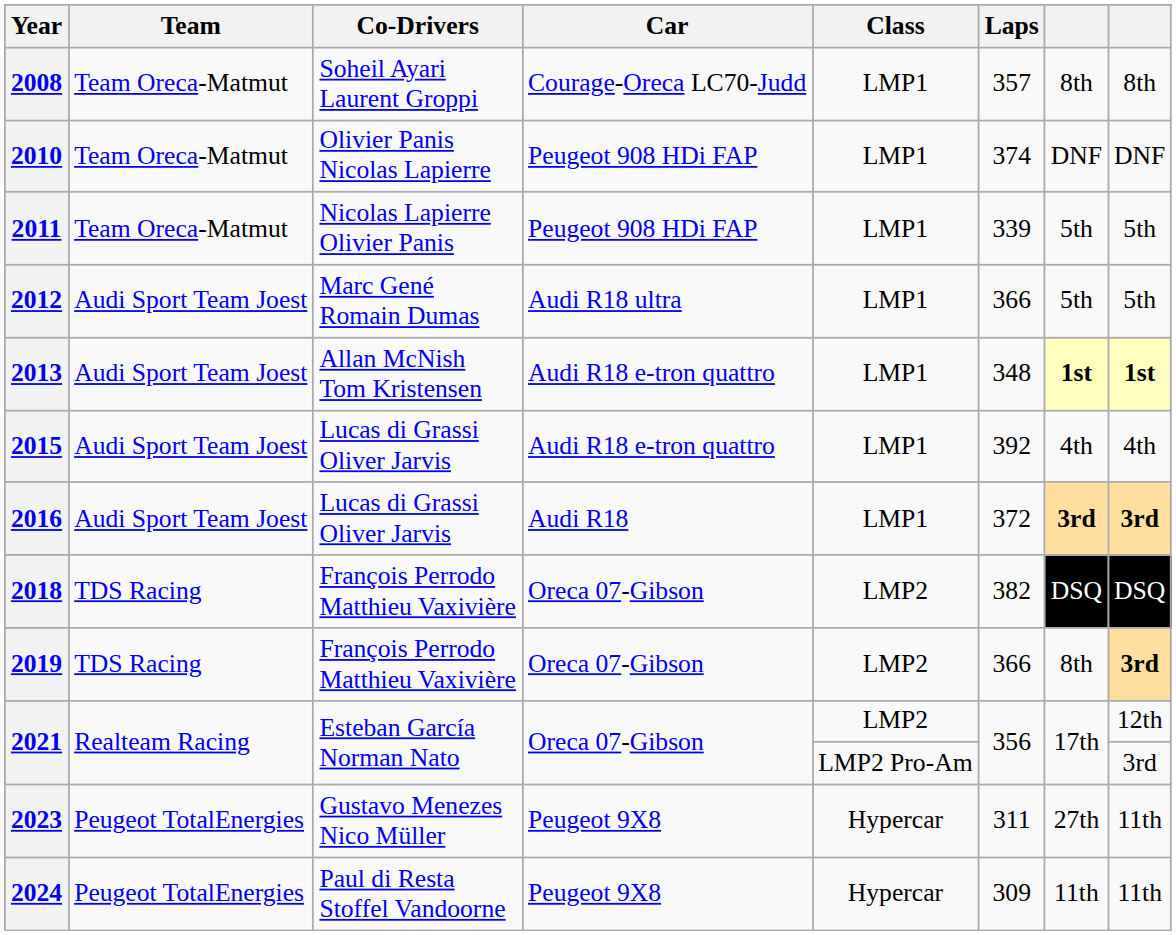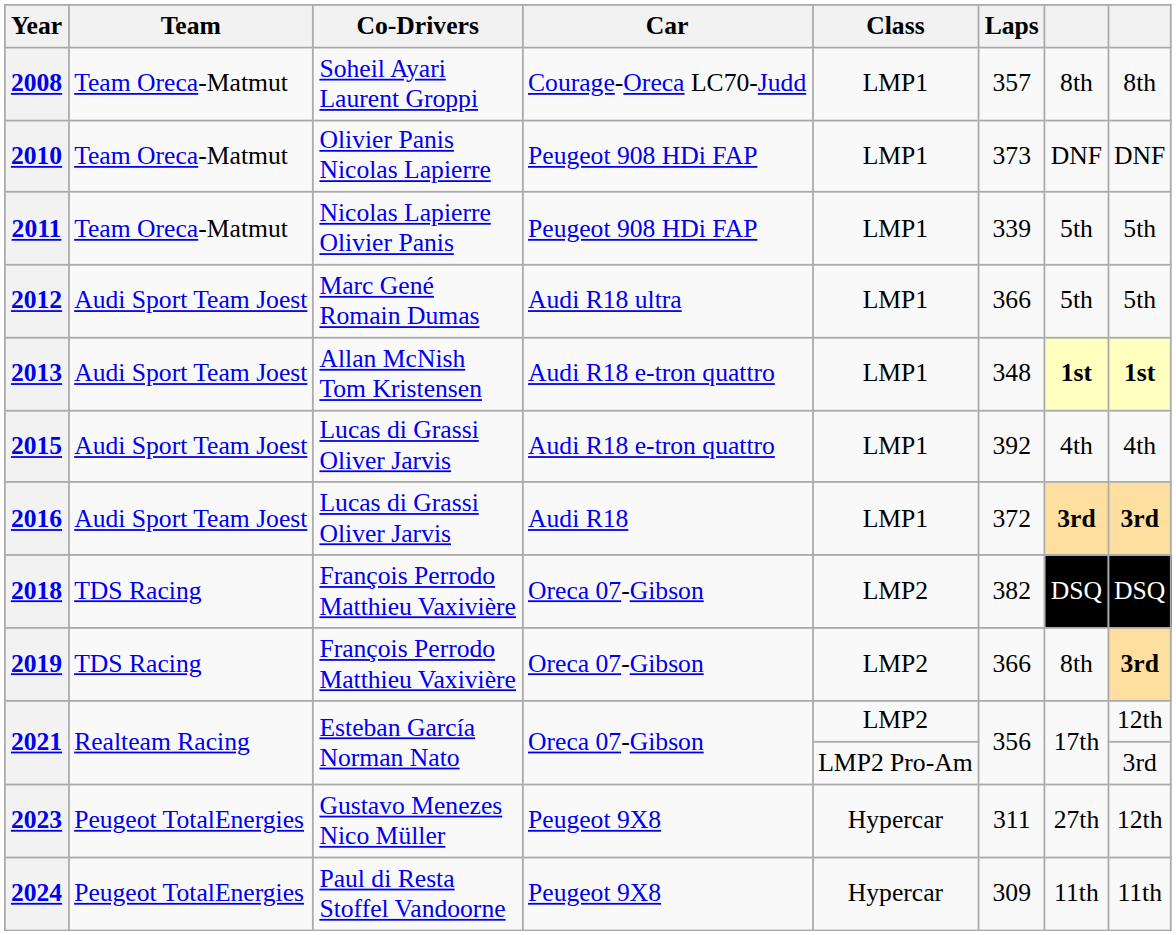(1012, 155) 374 -> (1012, 155) 373
(1140, 820) 11th -> (1140, 820) 12th
